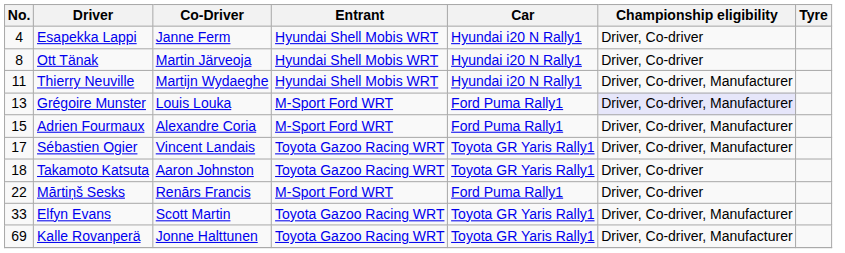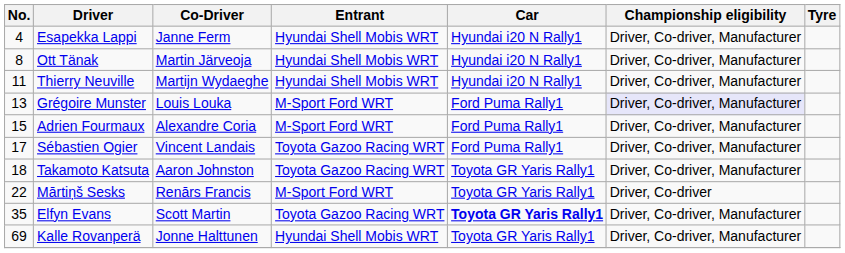(652, 37) Driver, Co-driver -> (705, 37) Driver, Co-driver, Manufacturer
(652, 59) Driver, Co-driver -> (705, 59) Driver, Co-driver, Manufacturer
(523, 148) Toyota GR Yaris Rally1 -> (507, 148) Ford Puma Rally1
(652, 170) Driver, Co-driver -> (705, 170) Driver, Co-driver, Manufacturer
(507, 192) Ford Puma Rally1 -> (523, 192) Toyota GR Yaris Rally1
(19, 214) 33 -> (19, 214) 35
(523, 214) normal -> (527, 214) bold
(360, 236) Toyota Gazoo Racing WRT -> (357, 236) Hyundai Shell Mobis WRT
